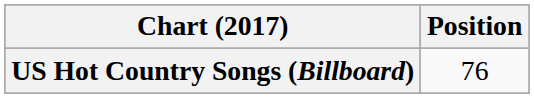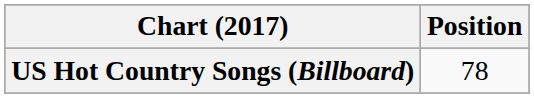(475, 70) 76 -> (475, 70) 78
